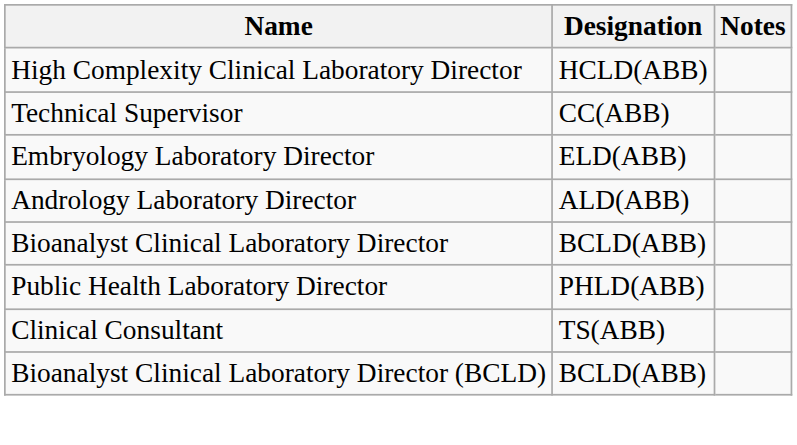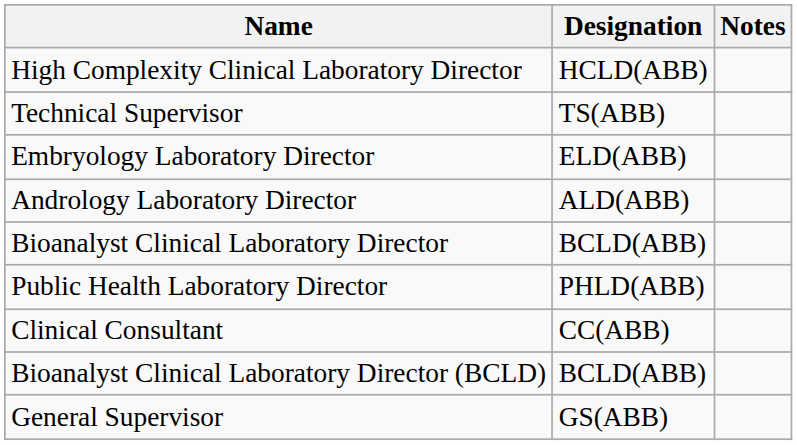(614, 112) CC(ABB) -> (612, 112) TS(ABB)
(612, 329) TS(ABB) -> (614, 329) CC(ABB)
+ row: (117, 416)
